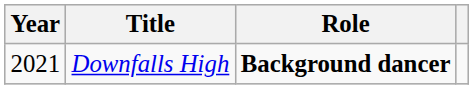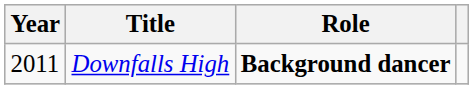(35, 63) 2021 -> (35, 63) 2011
